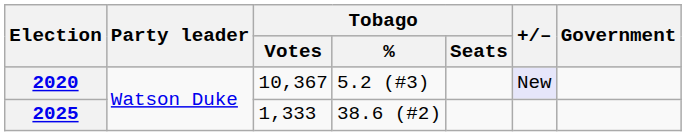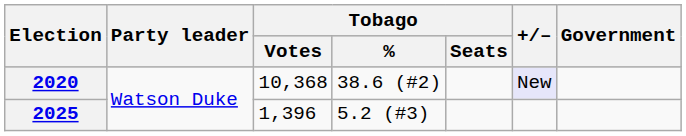(293, 83) 10,367 -> (293, 83) 10,368
(383, 83) 5.2 (#3) -> (389, 83) 38.6 (#2)
(287, 114) 1,333 -> (287, 114) 1,396
(389, 114) 38.6 (#2) -> (383, 114) 5.2 (#3)
